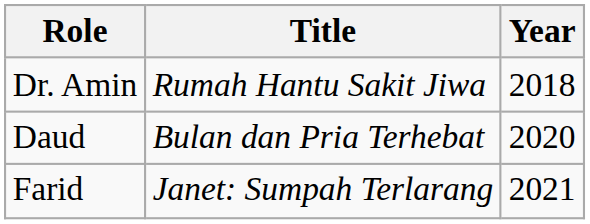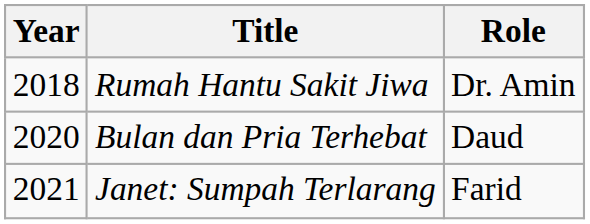columns swapped: (542, 31) <-> (75, 31)
